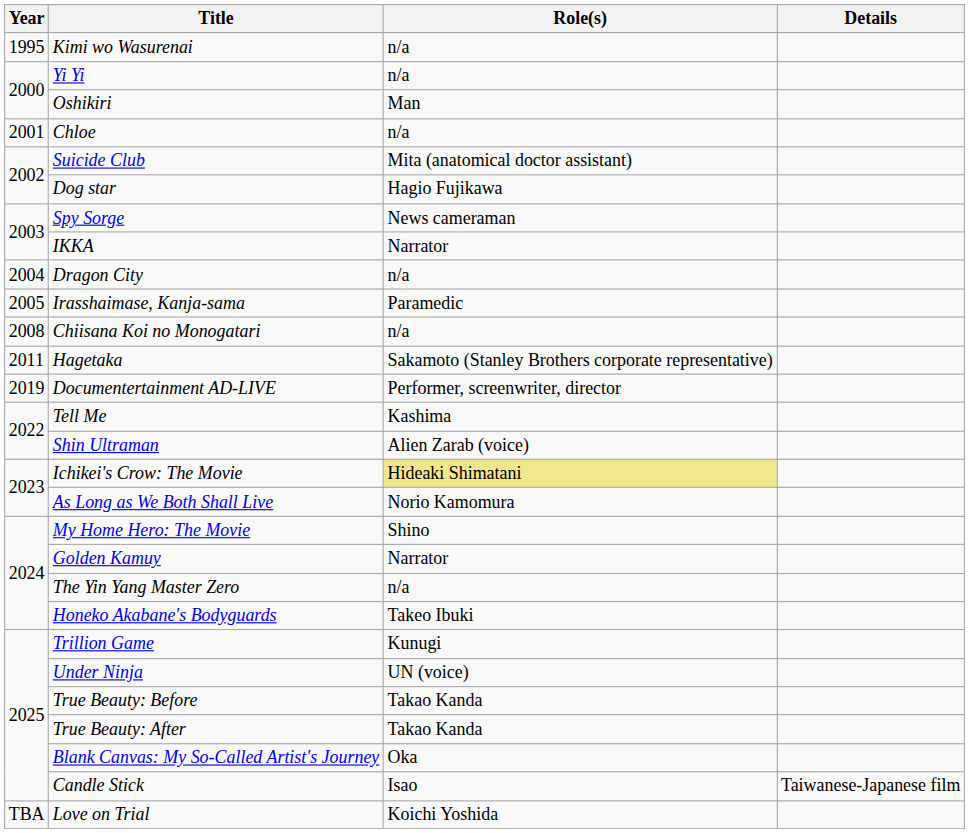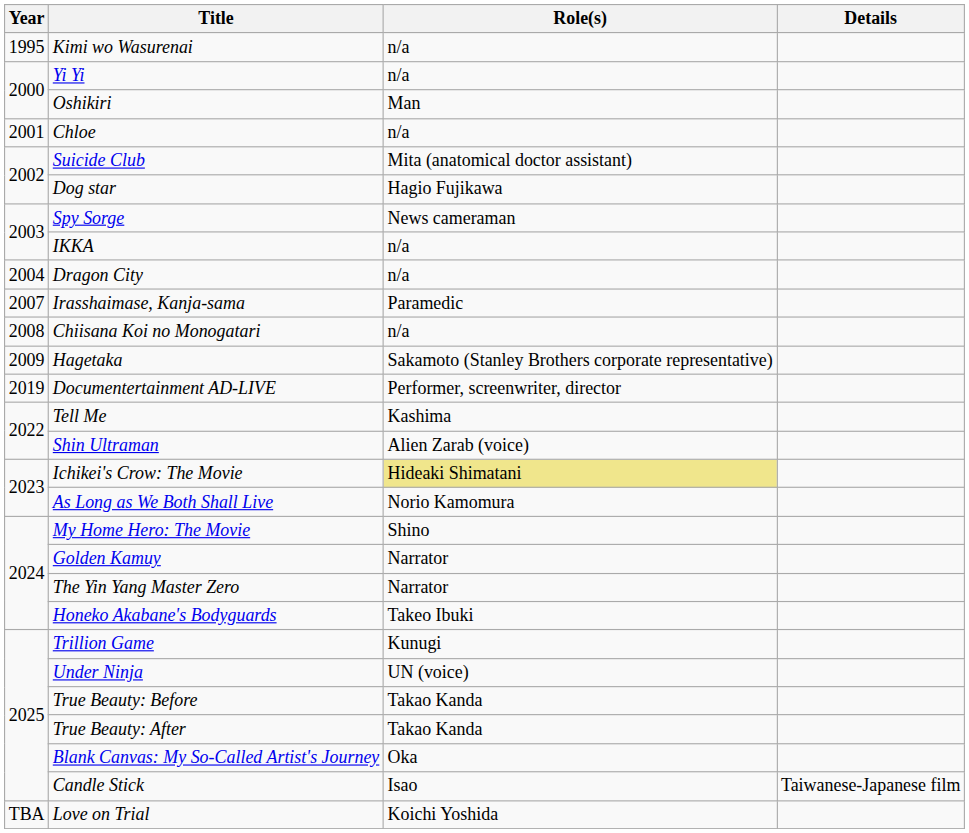(418, 246) Narrator -> (399, 246) n/a
(27, 302) 2005 -> (27, 302) 2007
(26, 359) 2011 -> (27, 359) 2009
(399, 587) n/a -> (418, 587) Narrator
